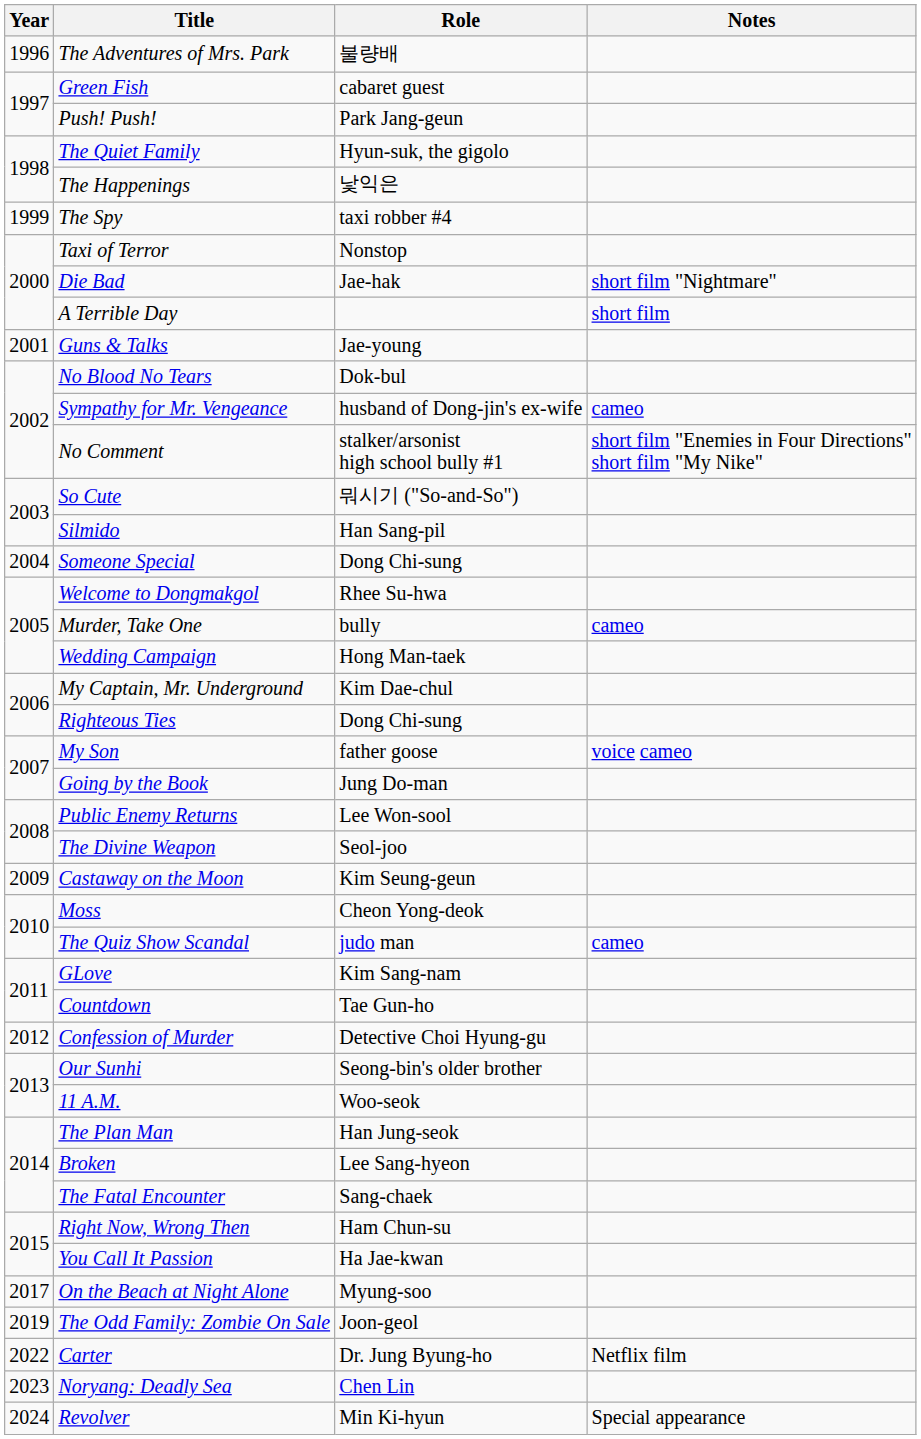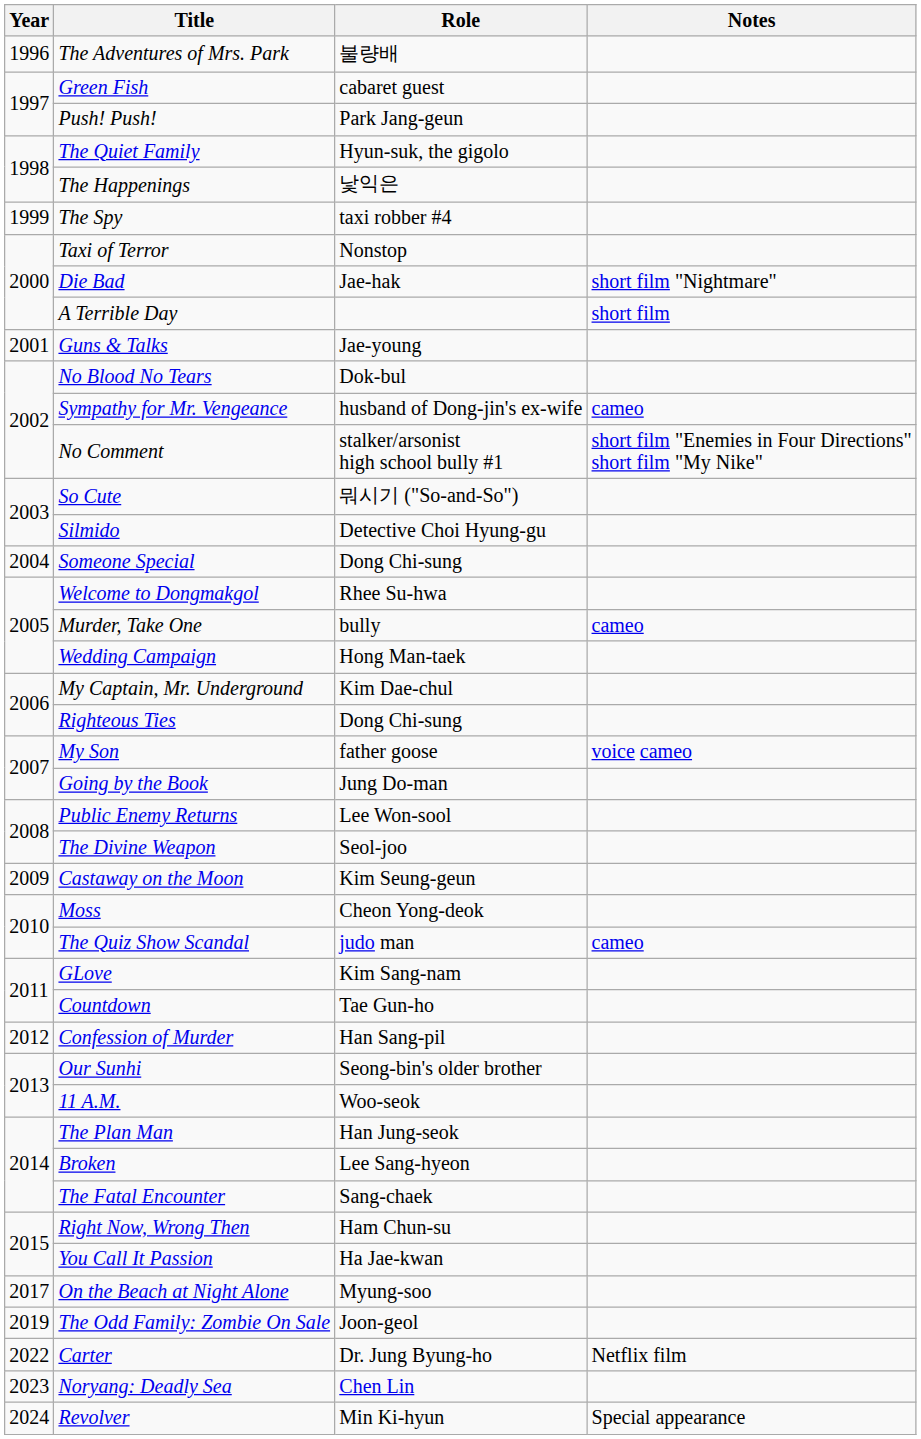(392, 529) Han Sang-pil -> (443, 529) Detective Choi Hyung-gu
(443, 1037) Detective Choi Hyung-gu -> (392, 1037) Han Sang-pil
